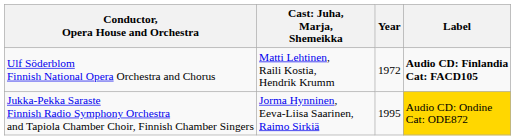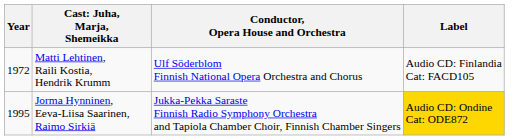columns swapped: (389, 26) <-> (130, 26)
(457, 69) bold -> (454, 69) normal
